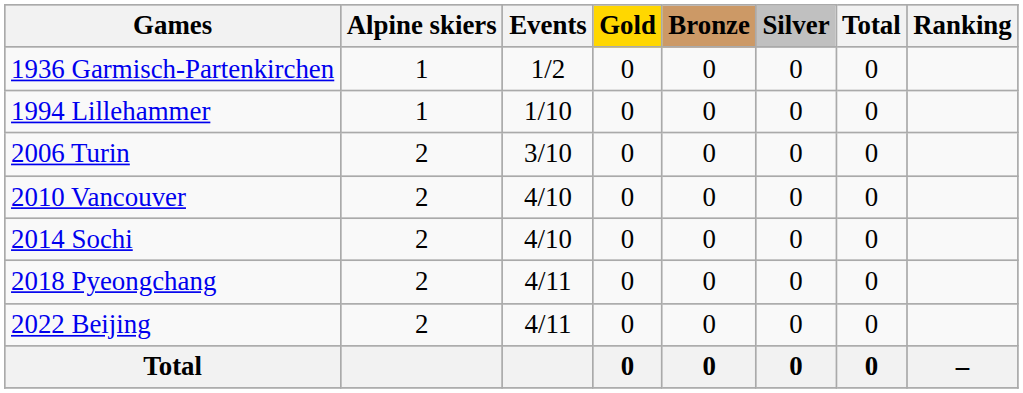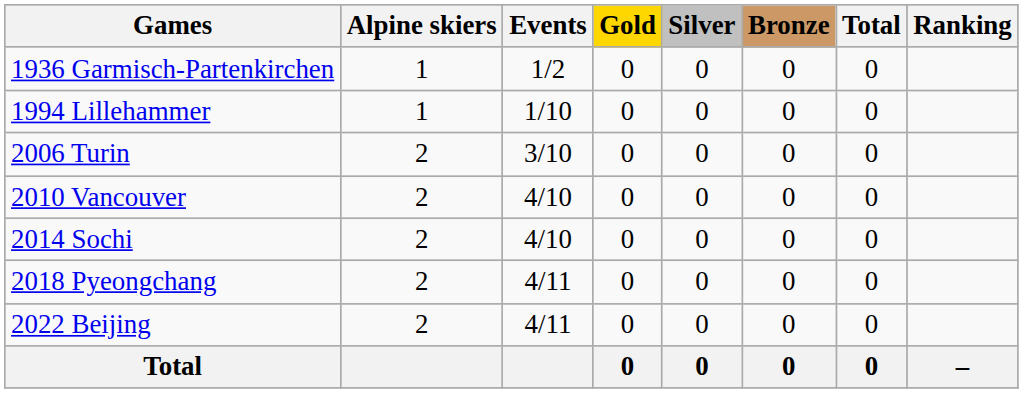columns swapped: (796, 25) <-> (709, 25)
